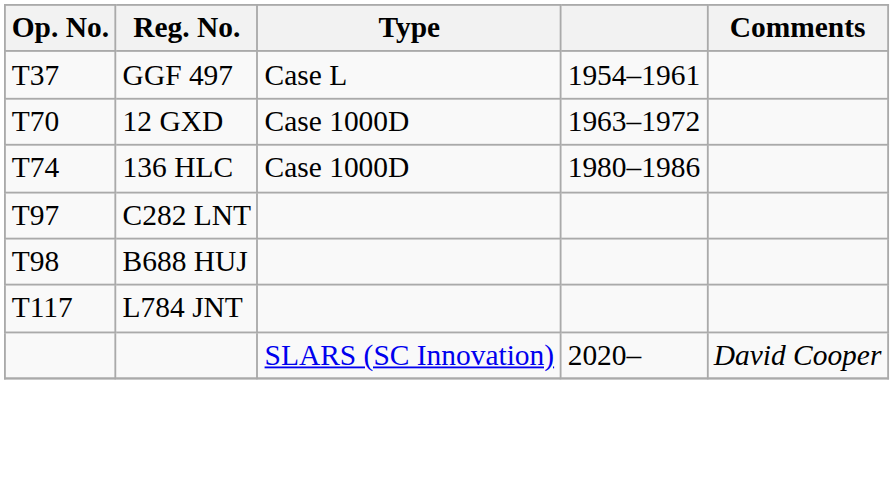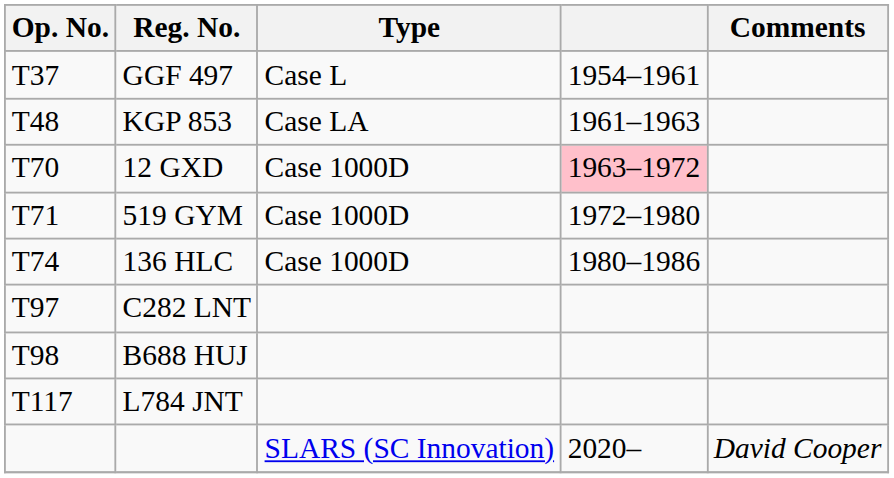+ row: (35, 121)
(634, 121) no background -> (634, 167) pink background
+ row: (35, 214)
